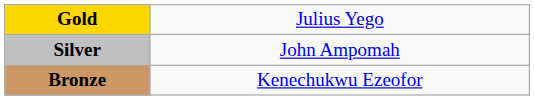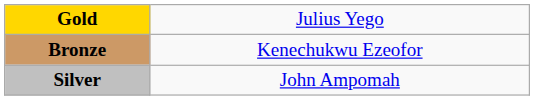rows swapped: (77, 49) <-> (77, 79)
